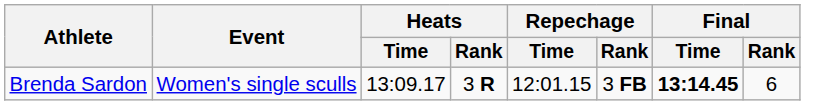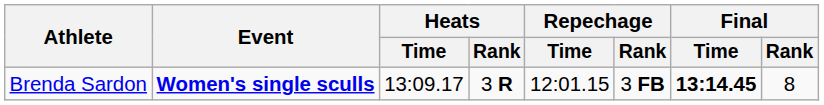(257, 84) normal -> (266, 84) bold
(771, 84) 6 -> (789, 84) 8
